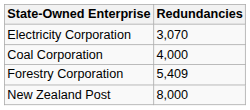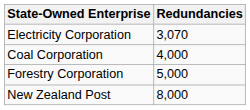(172, 74) 5,409 -> (172, 74) 5,000
